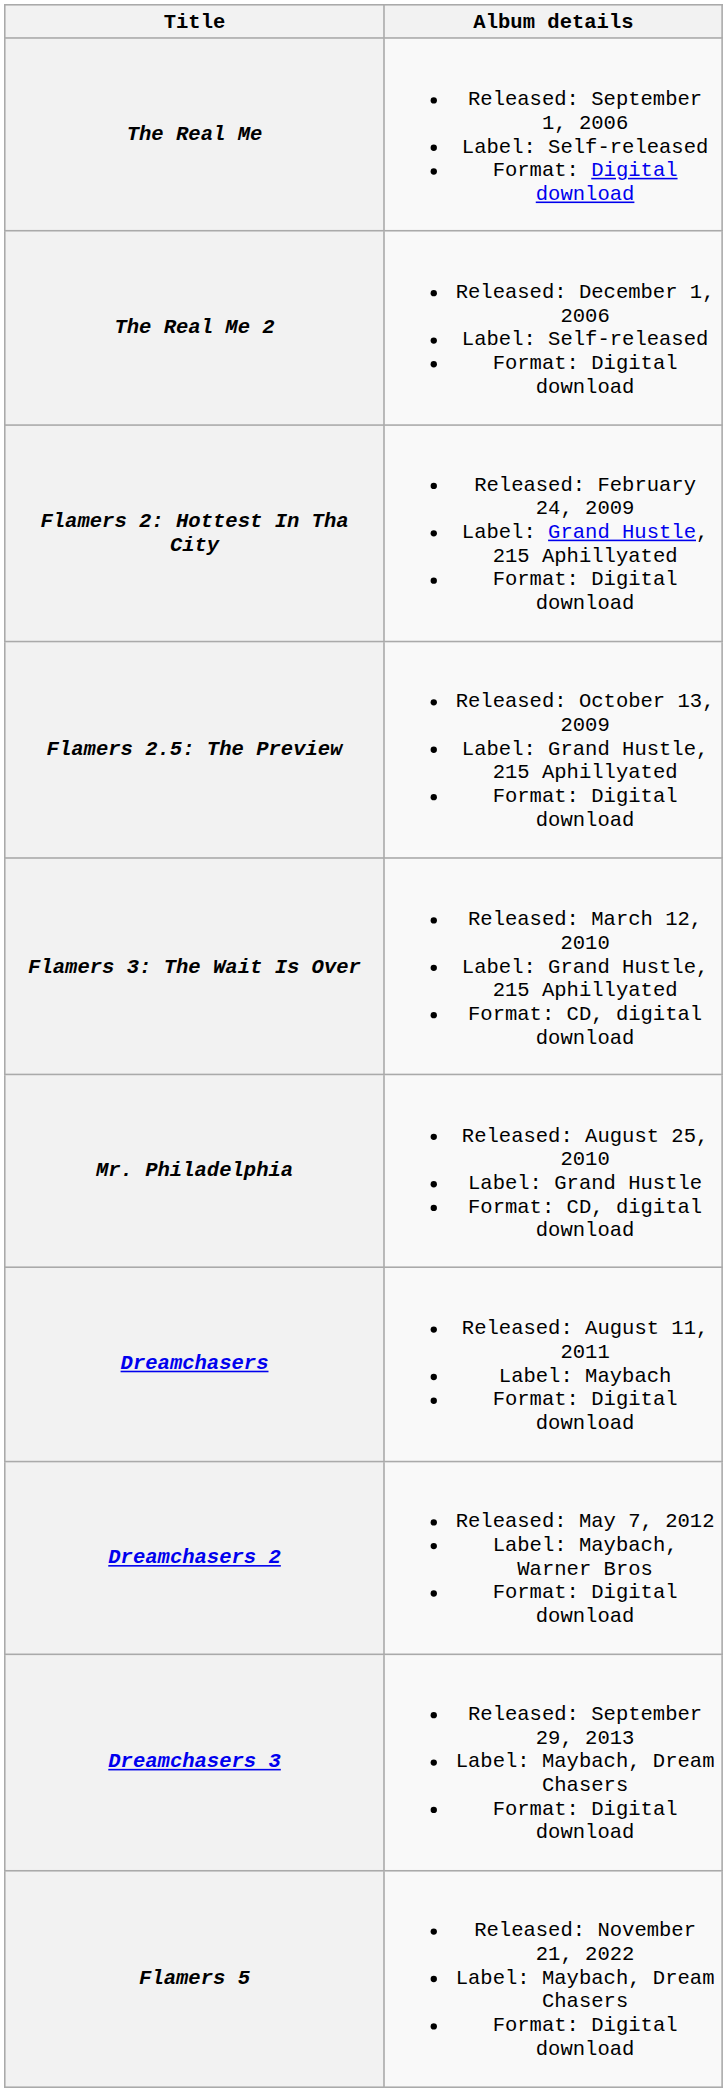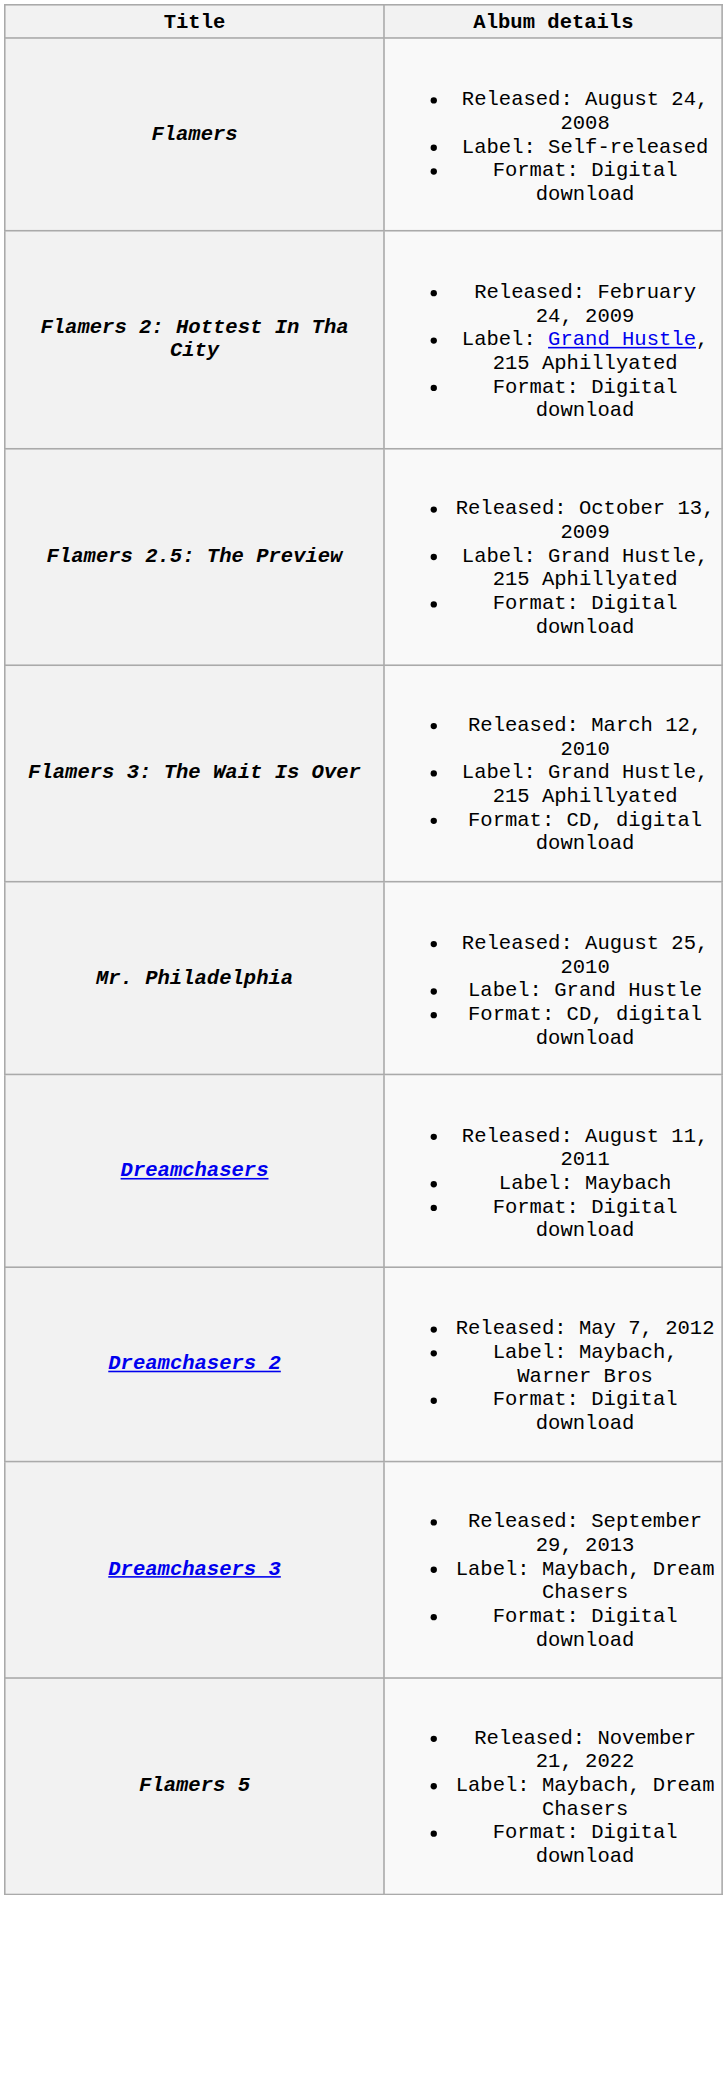- row: (195, 135)
- row: (195, 328)
+ row: (195, 135)
